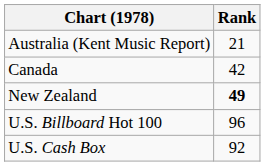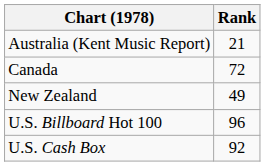(237, 69) 42 -> (237, 69) 72
(237, 95) bold -> (237, 95) normal
